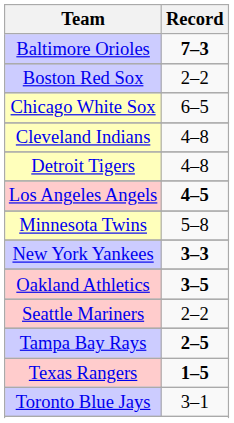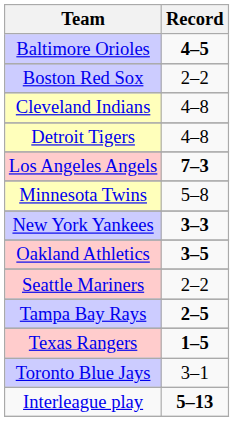(195, 48) 7–3 -> (195, 48) 4–5
- row: (83, 107)
(195, 195) 4–5 -> (195, 166) 7–3
+ row: (83, 401)
